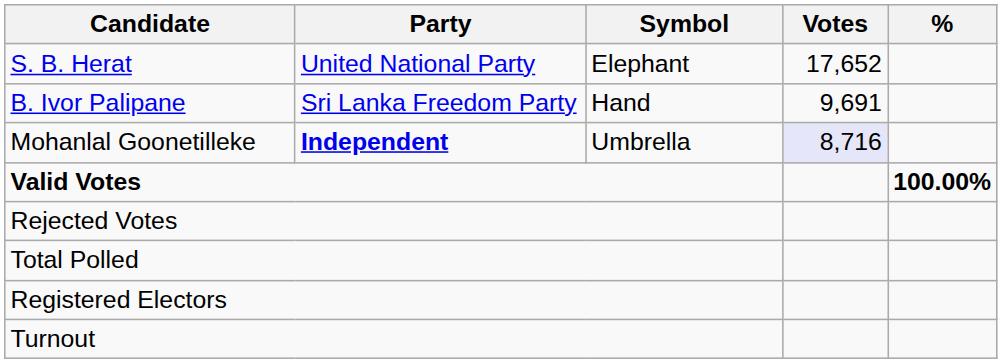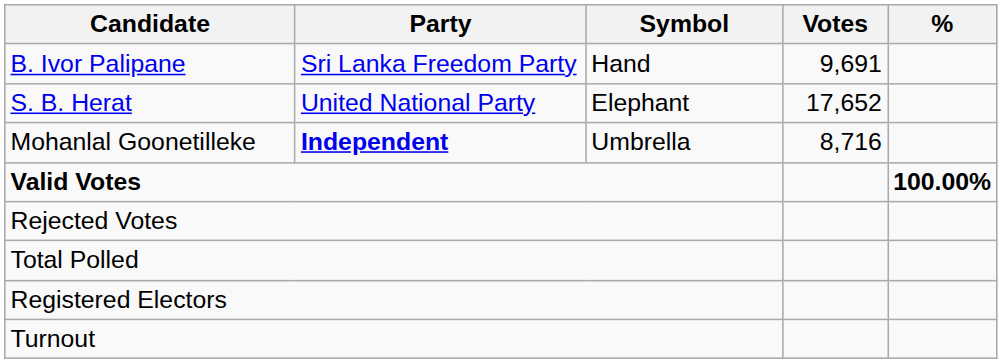rows swapped: (71, 63) <-> (98, 102)
(851, 142) lavender background -> (851, 142) no background
